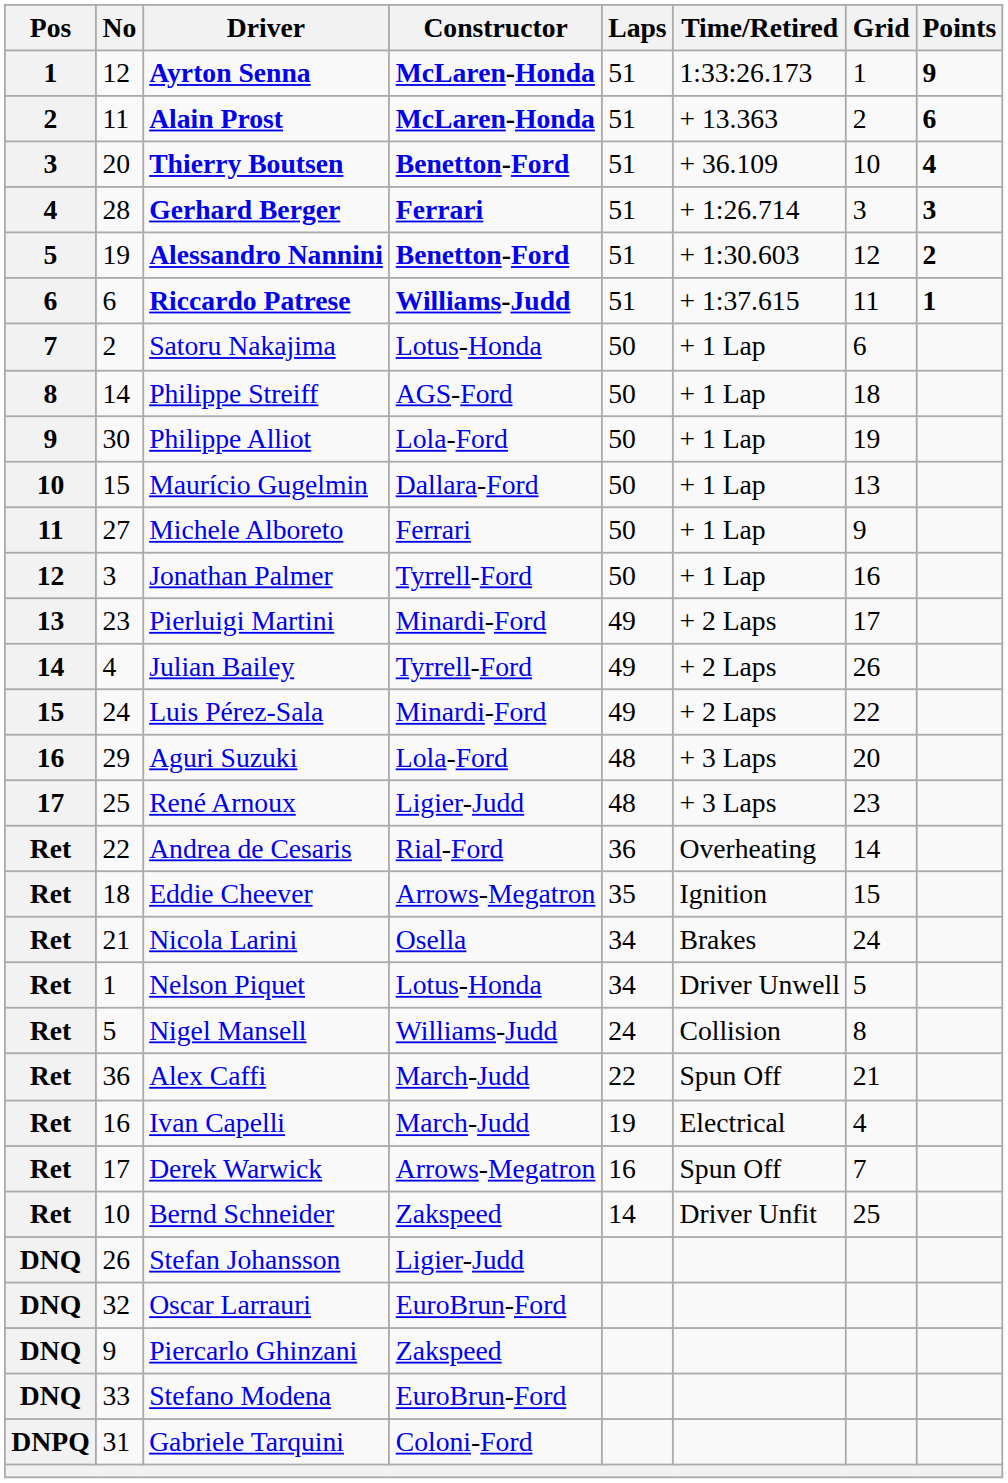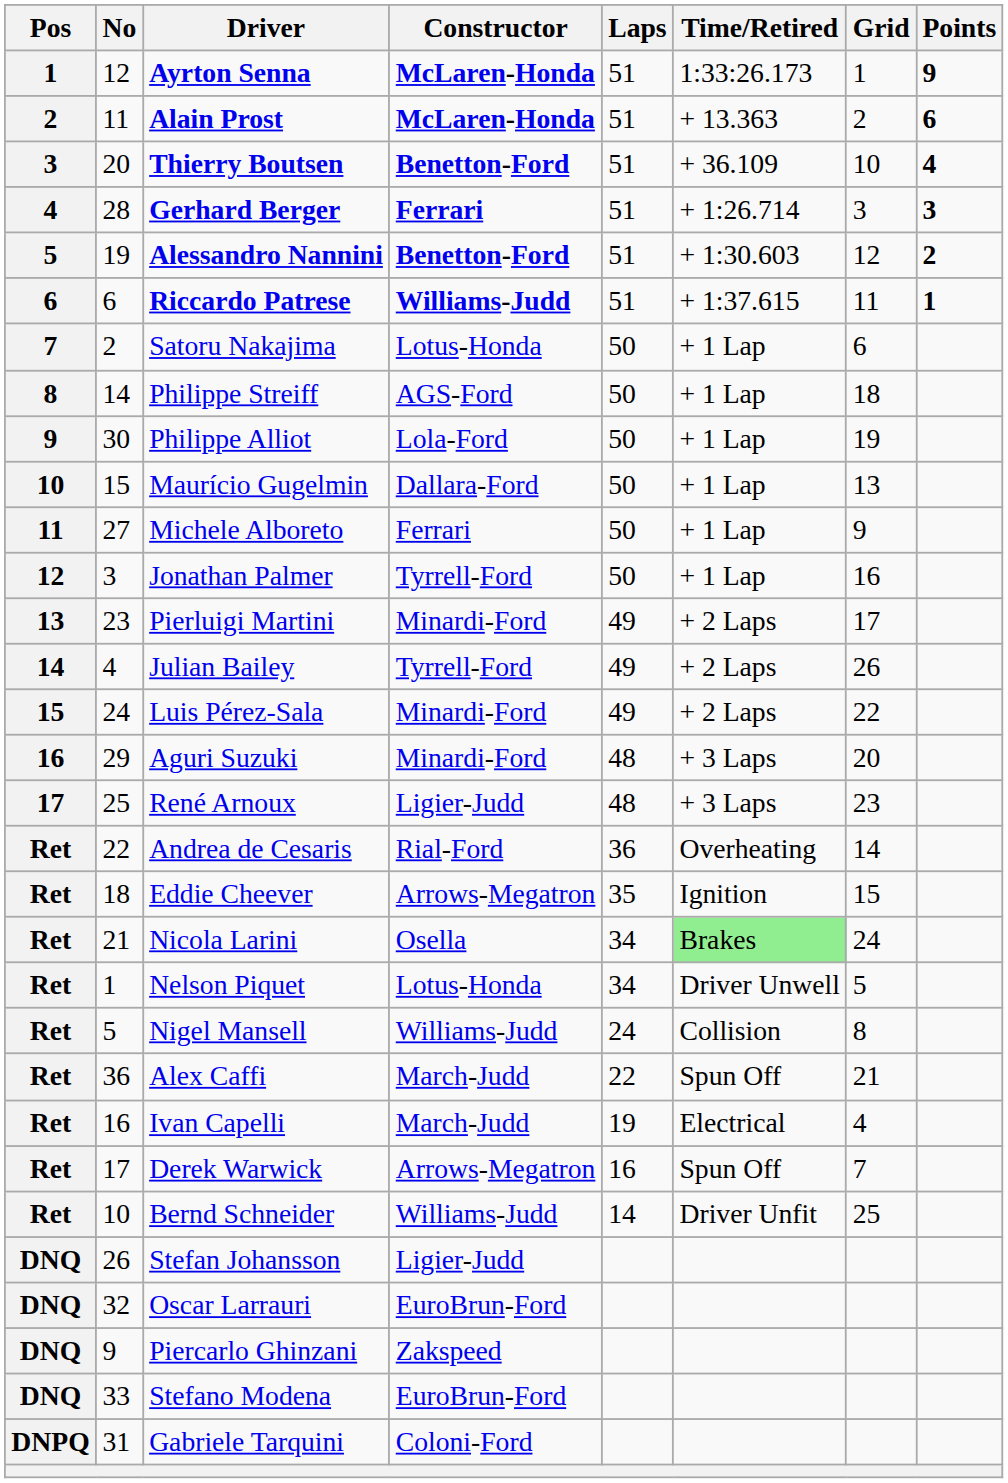(452, 757) Lola-Ford -> (471, 757) Minardi-Ford
(718, 939) no background -> (718, 939) lightgreen background
(449, 1213) Zakspeed -> (477, 1213) Williams-Judd
